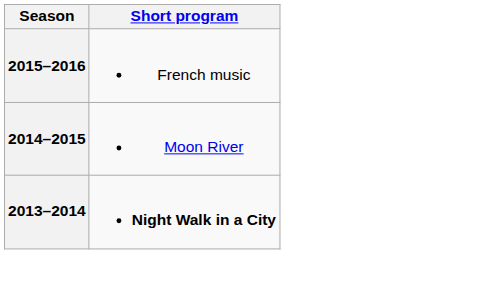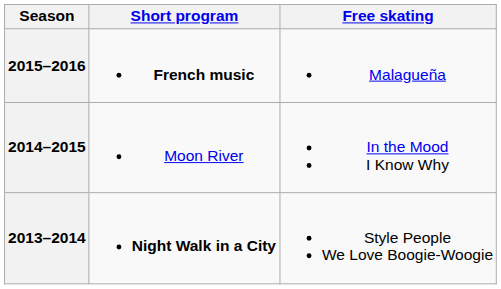+ column: (388, 16)
(184, 74) normal -> (184, 74) bold
